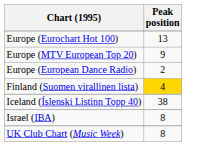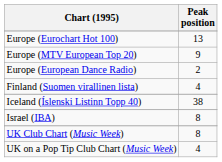(163, 86) gold background -> (198, 86) no background
+ row: (92, 149)
